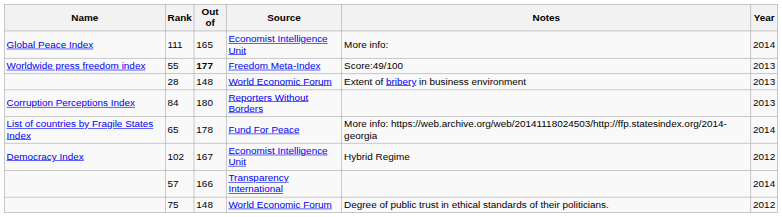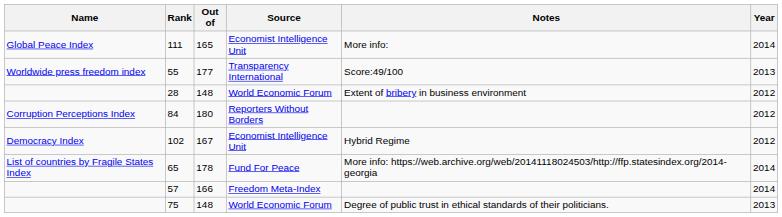(205, 66) bold -> (205, 71) normal
(274, 66) Freedom Meta-Index -> (259, 71) Transparency International
(764, 81) 2013 -> (764, 93) 2012
(764, 103) 2013 -> (764, 114) 2012
rows swapped: (176, 156) <-> (173, 130)
(259, 183) Transparency International -> (274, 189) Freedom Meta-Index
(764, 205) 2012 -> (764, 205) 2013
